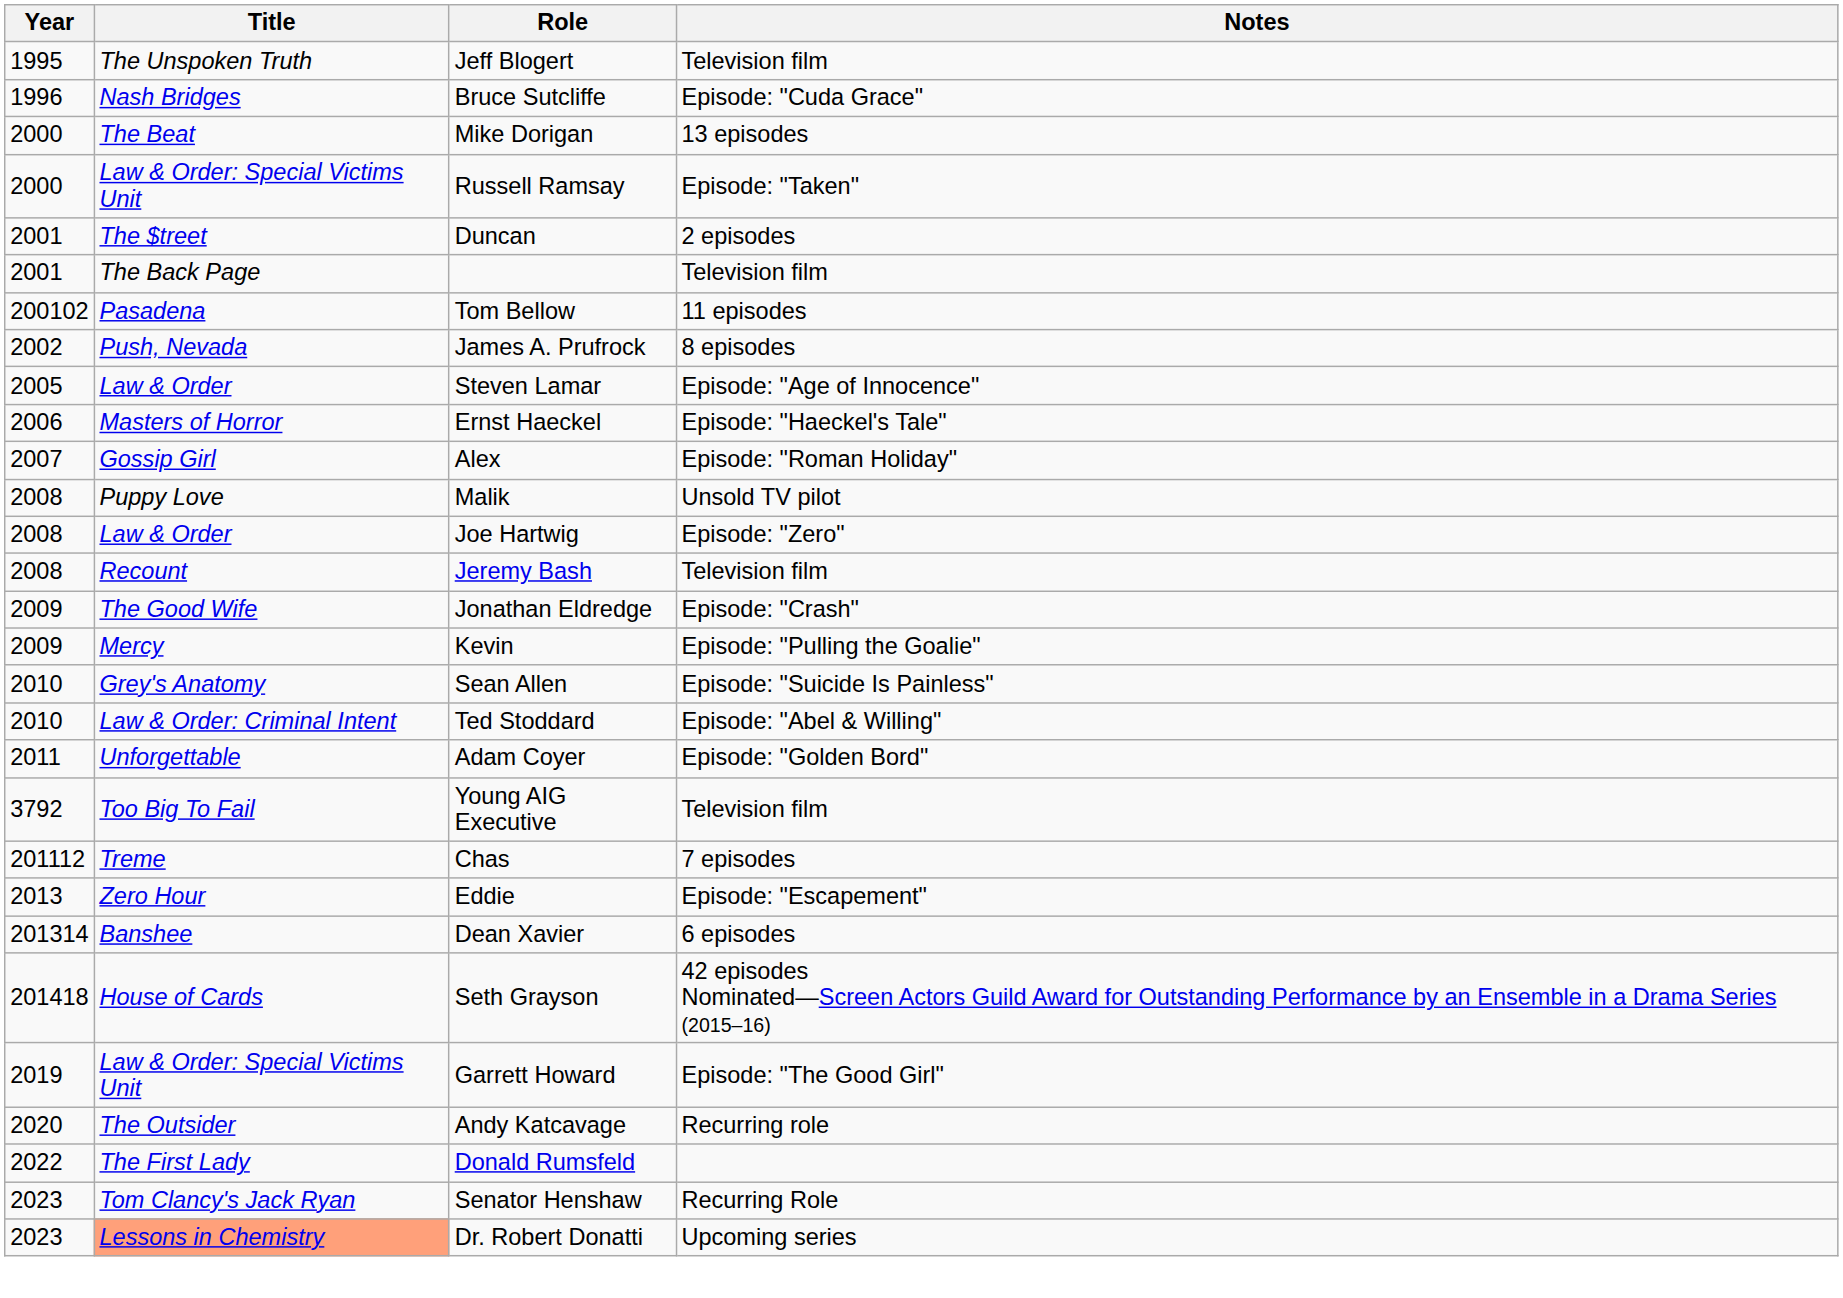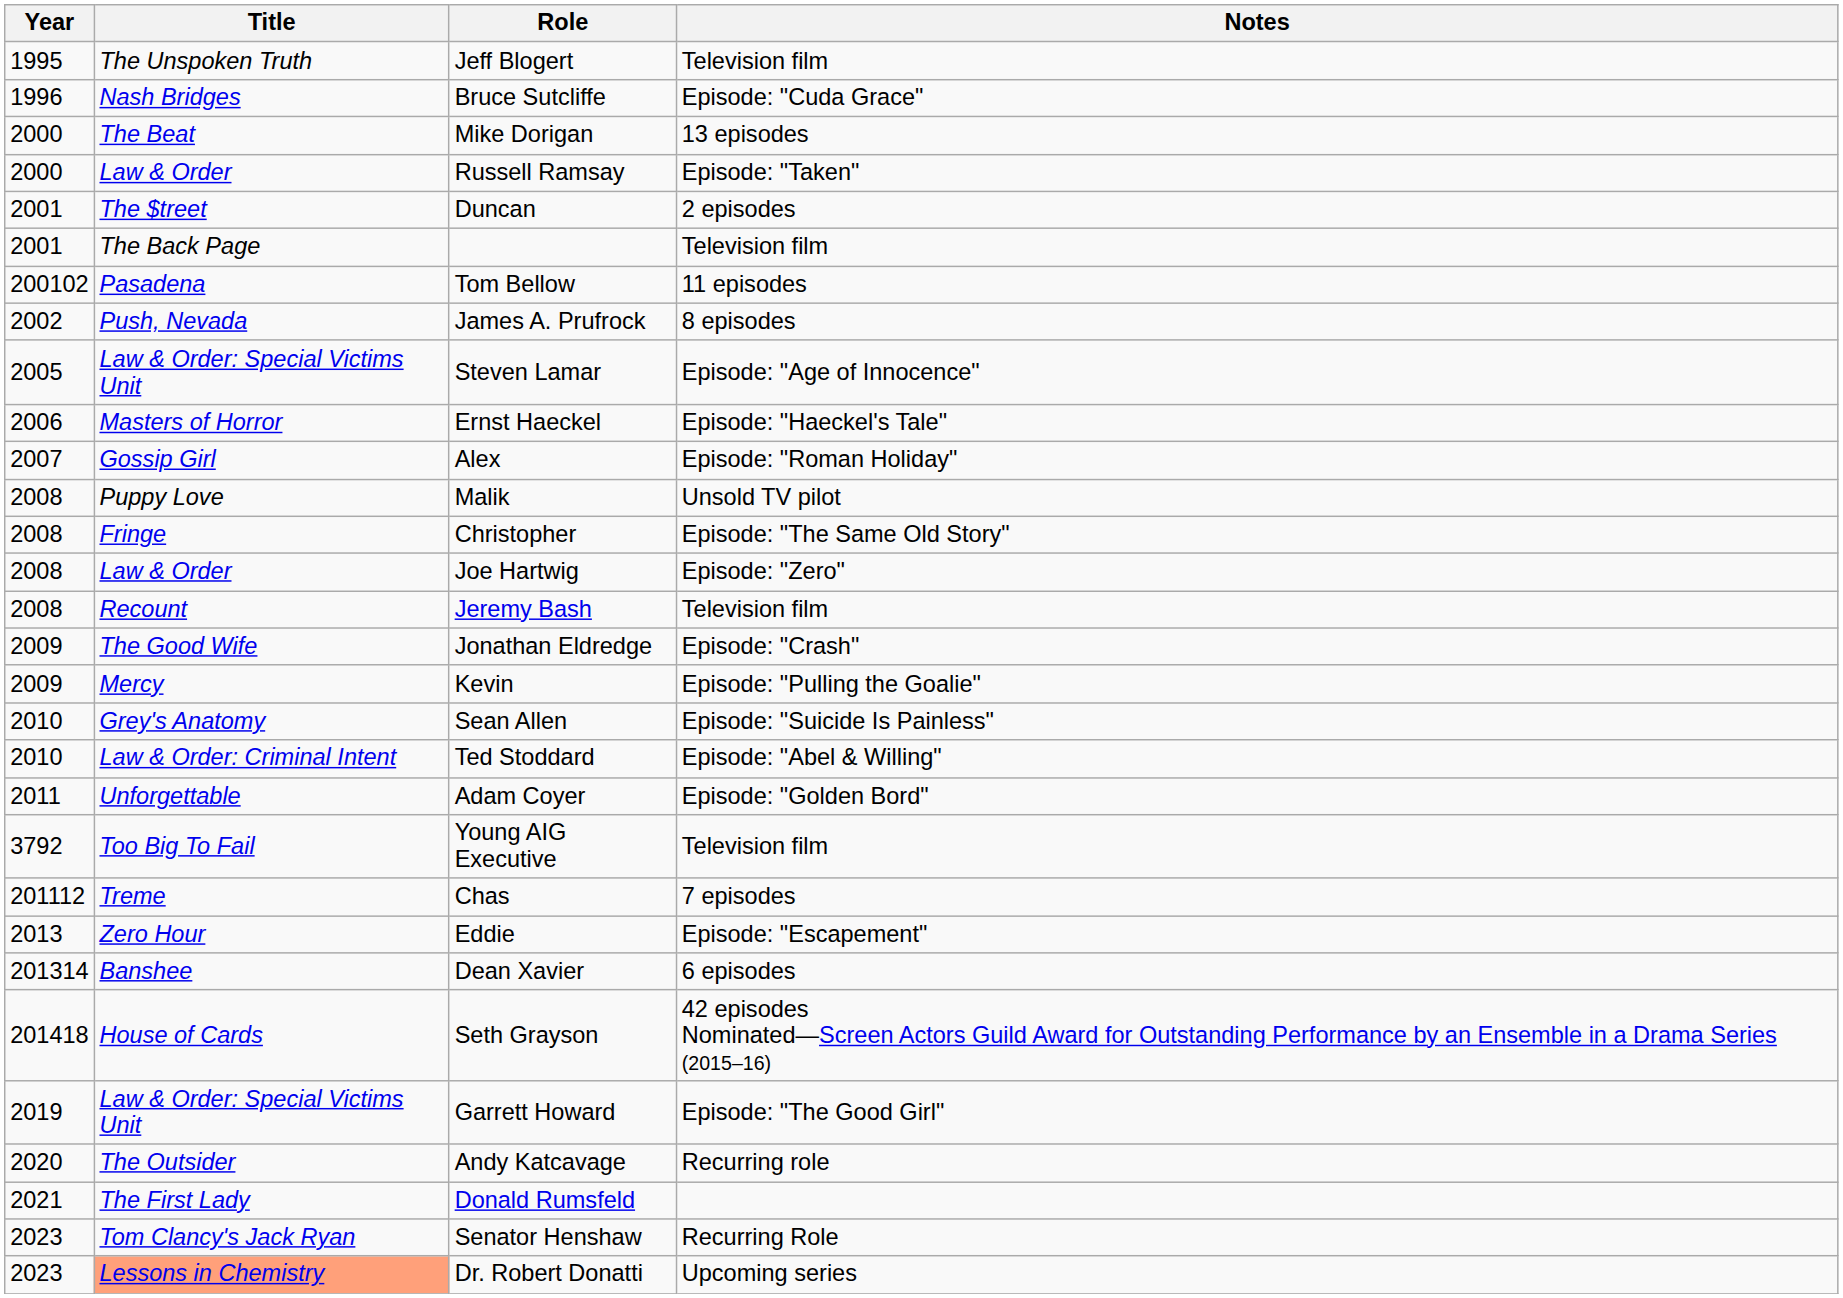(252, 185) Law & Order: Special Victims Unit -> (165, 172) Law & Order
(165, 385) Law & Order -> (252, 372) Law & Order: Special Victims Unit
+ row: (515, 534)
(36, 1162) 2022 -> (36, 1199) 2021
